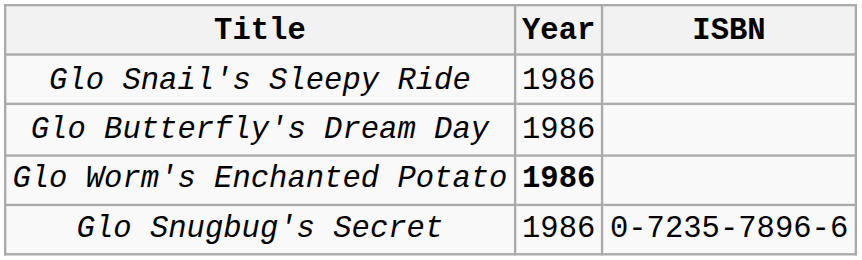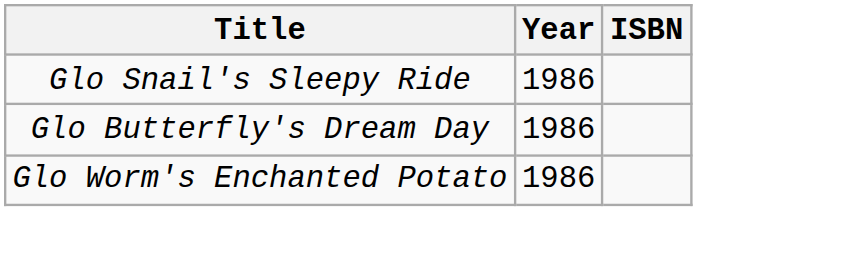(559, 179) bold -> (559, 179) normal
- row: (260, 229)
